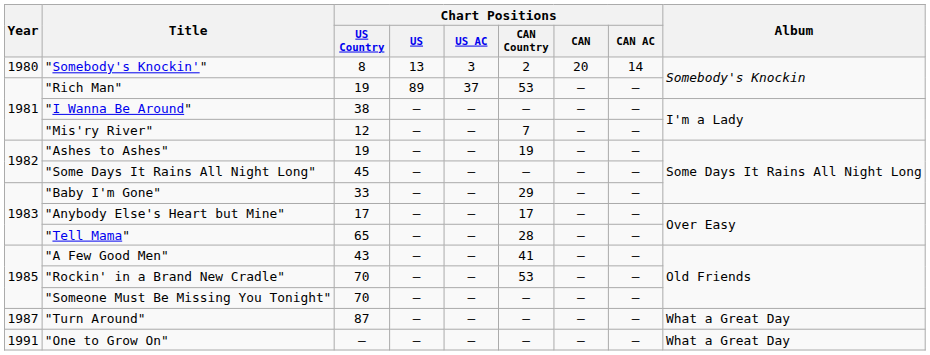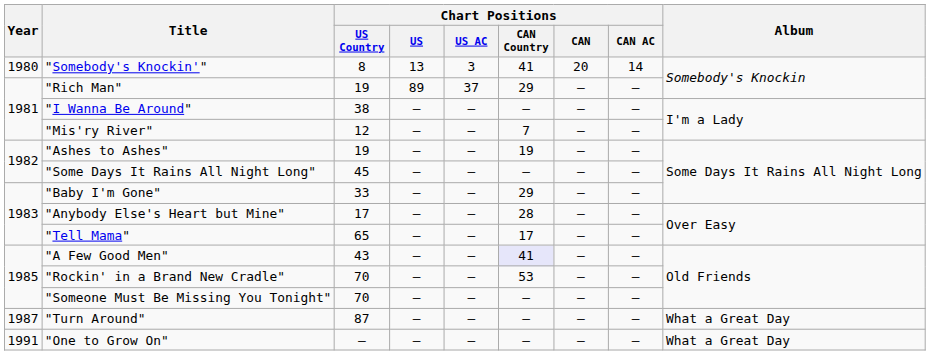(526, 67) 2 -> (526, 67) 41
(526, 88) 53 -> (526, 88) 29
(526, 214) 17 -> (526, 214) 28
(526, 235) 28 -> (526, 235) 17
(526, 256) no background -> (526, 256) lavender background
